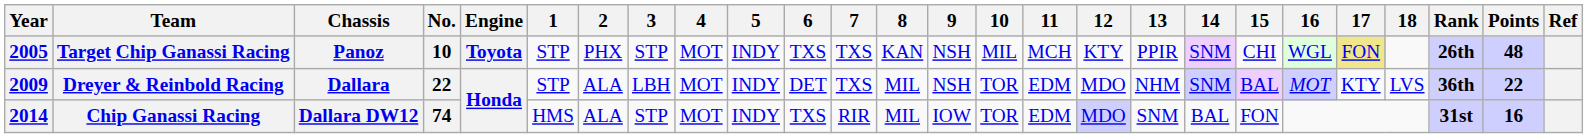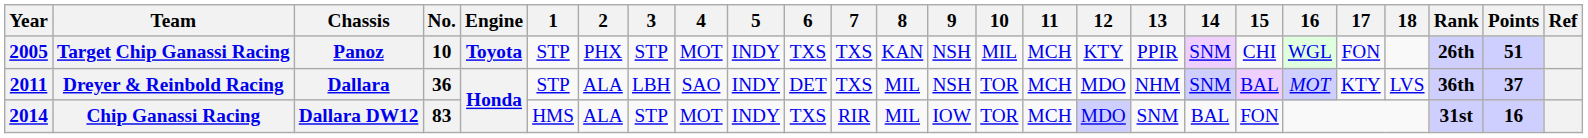(1361, 51) khaki background -> (1361, 51) no background
(1514, 51) 48 -> (1514, 51) 51
(29, 83) 2009 -> (29, 83) 2011
(442, 83) 22 -> (442, 83) 36
(701, 83) MOT -> (701, 83) SAO
(1050, 83) EDM -> (1050, 83) MCH
(1514, 83) 22 -> (1514, 83) 37
(442, 115) 74 -> (442, 115) 83
(1050, 115) EDM -> (1050, 115) MCH
